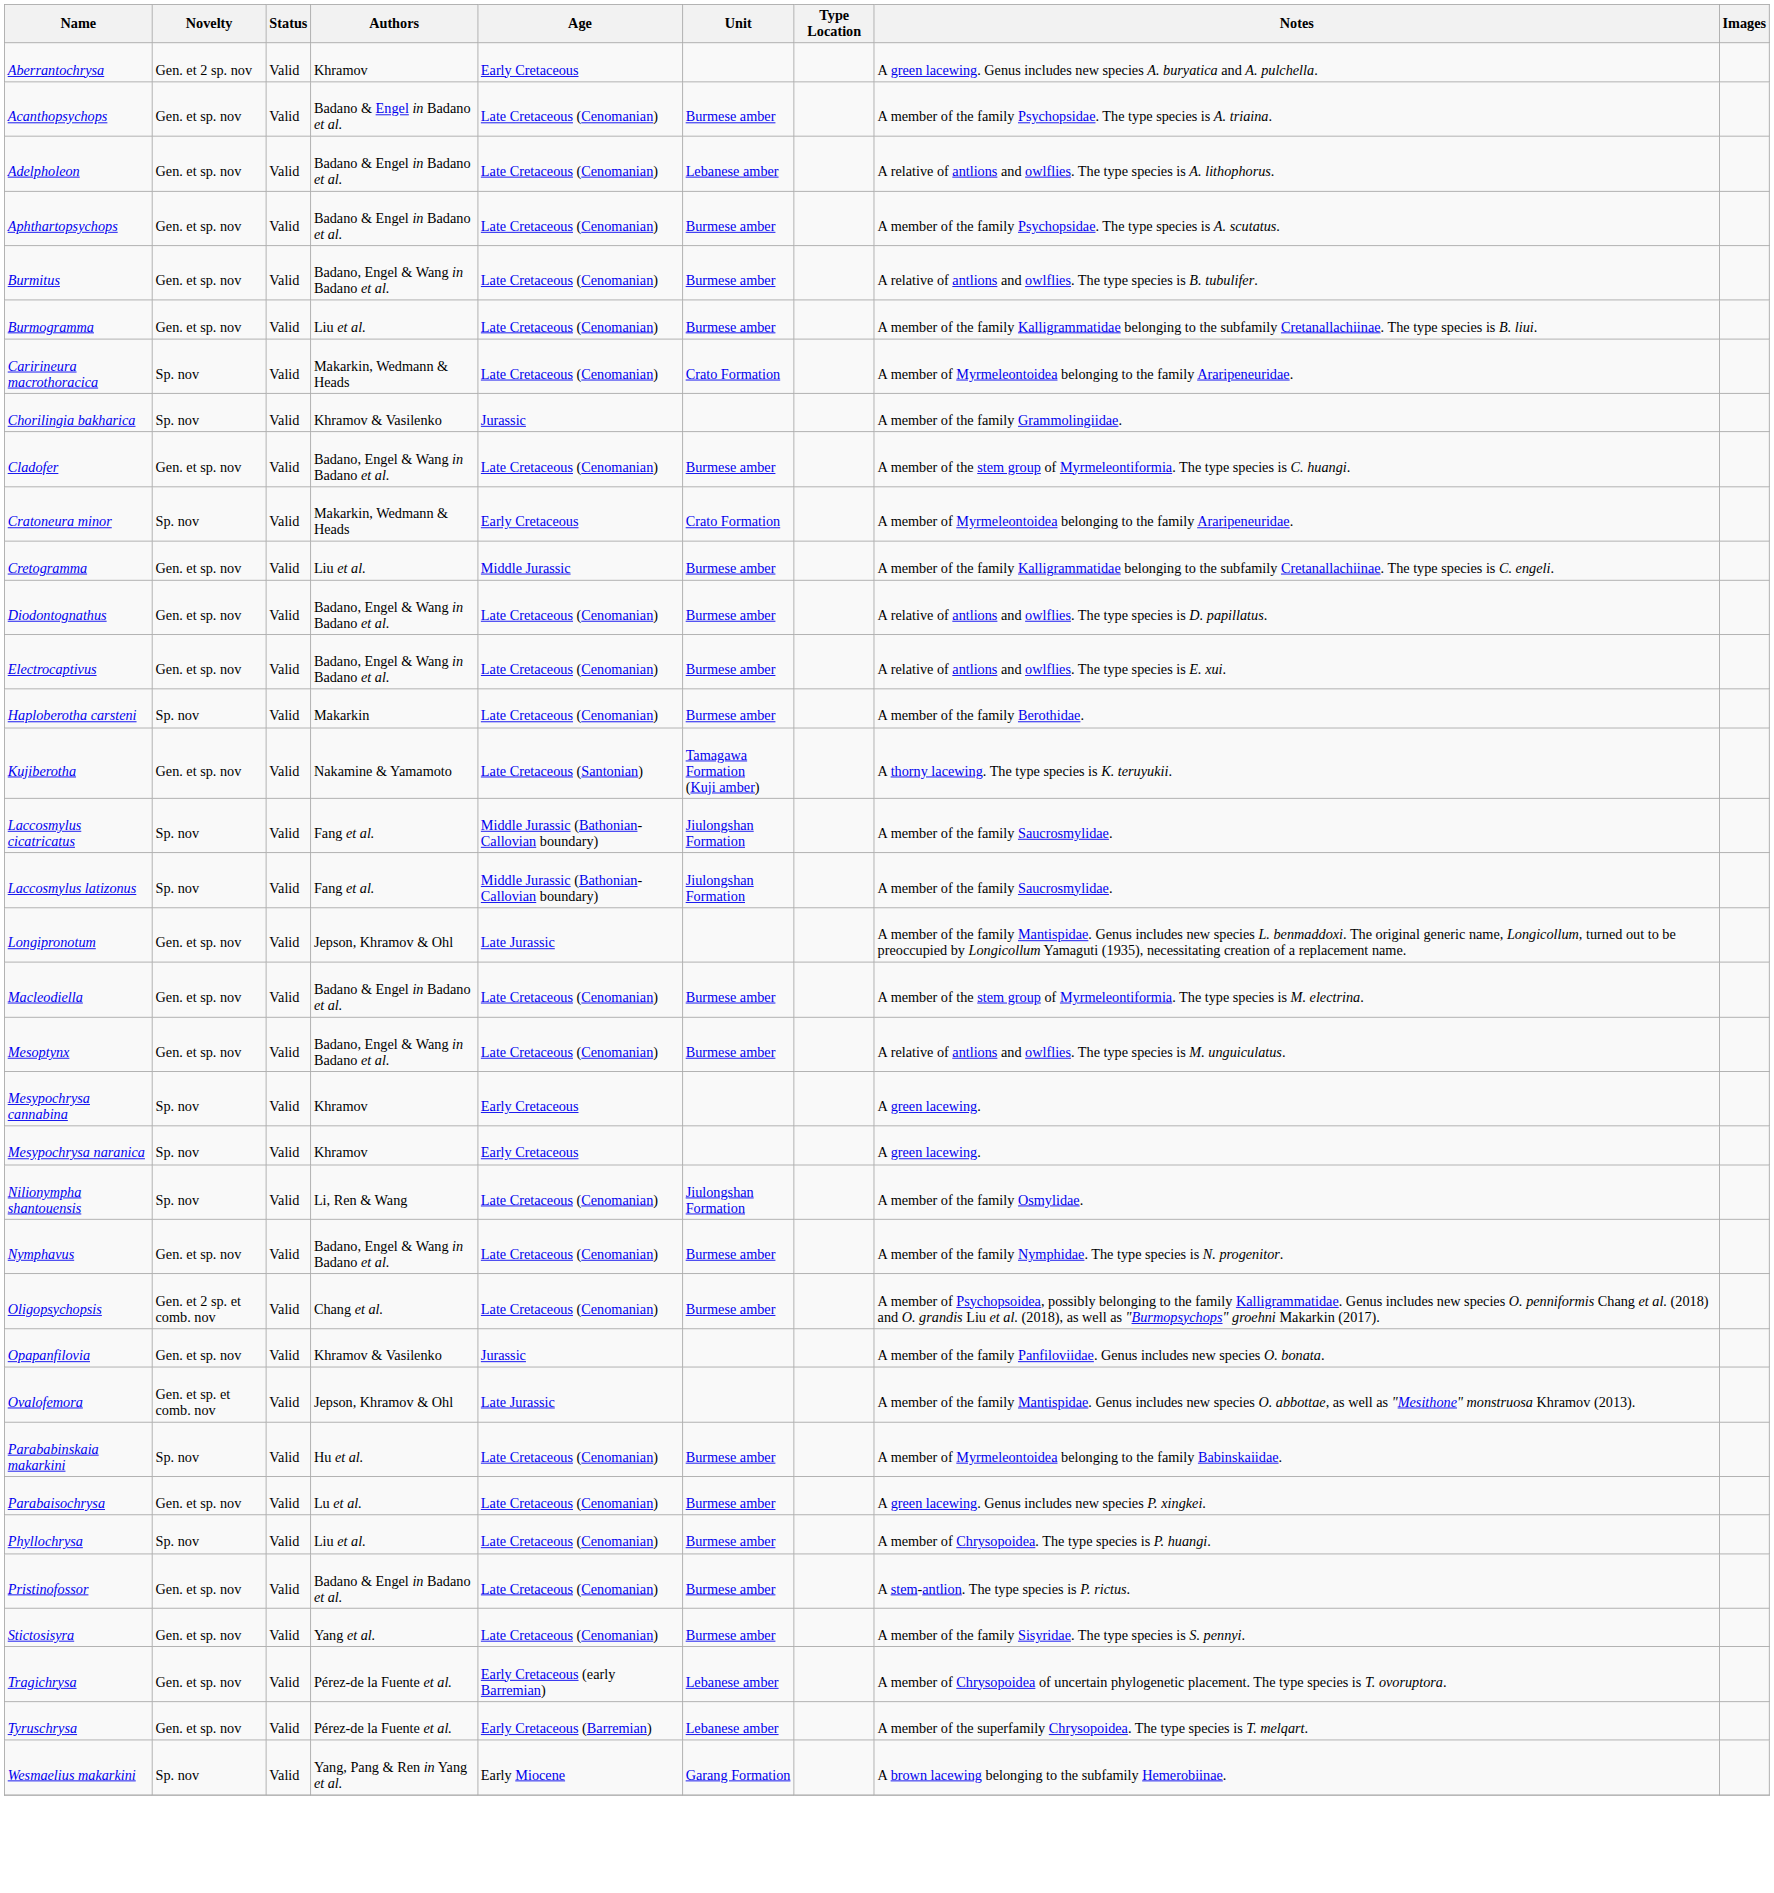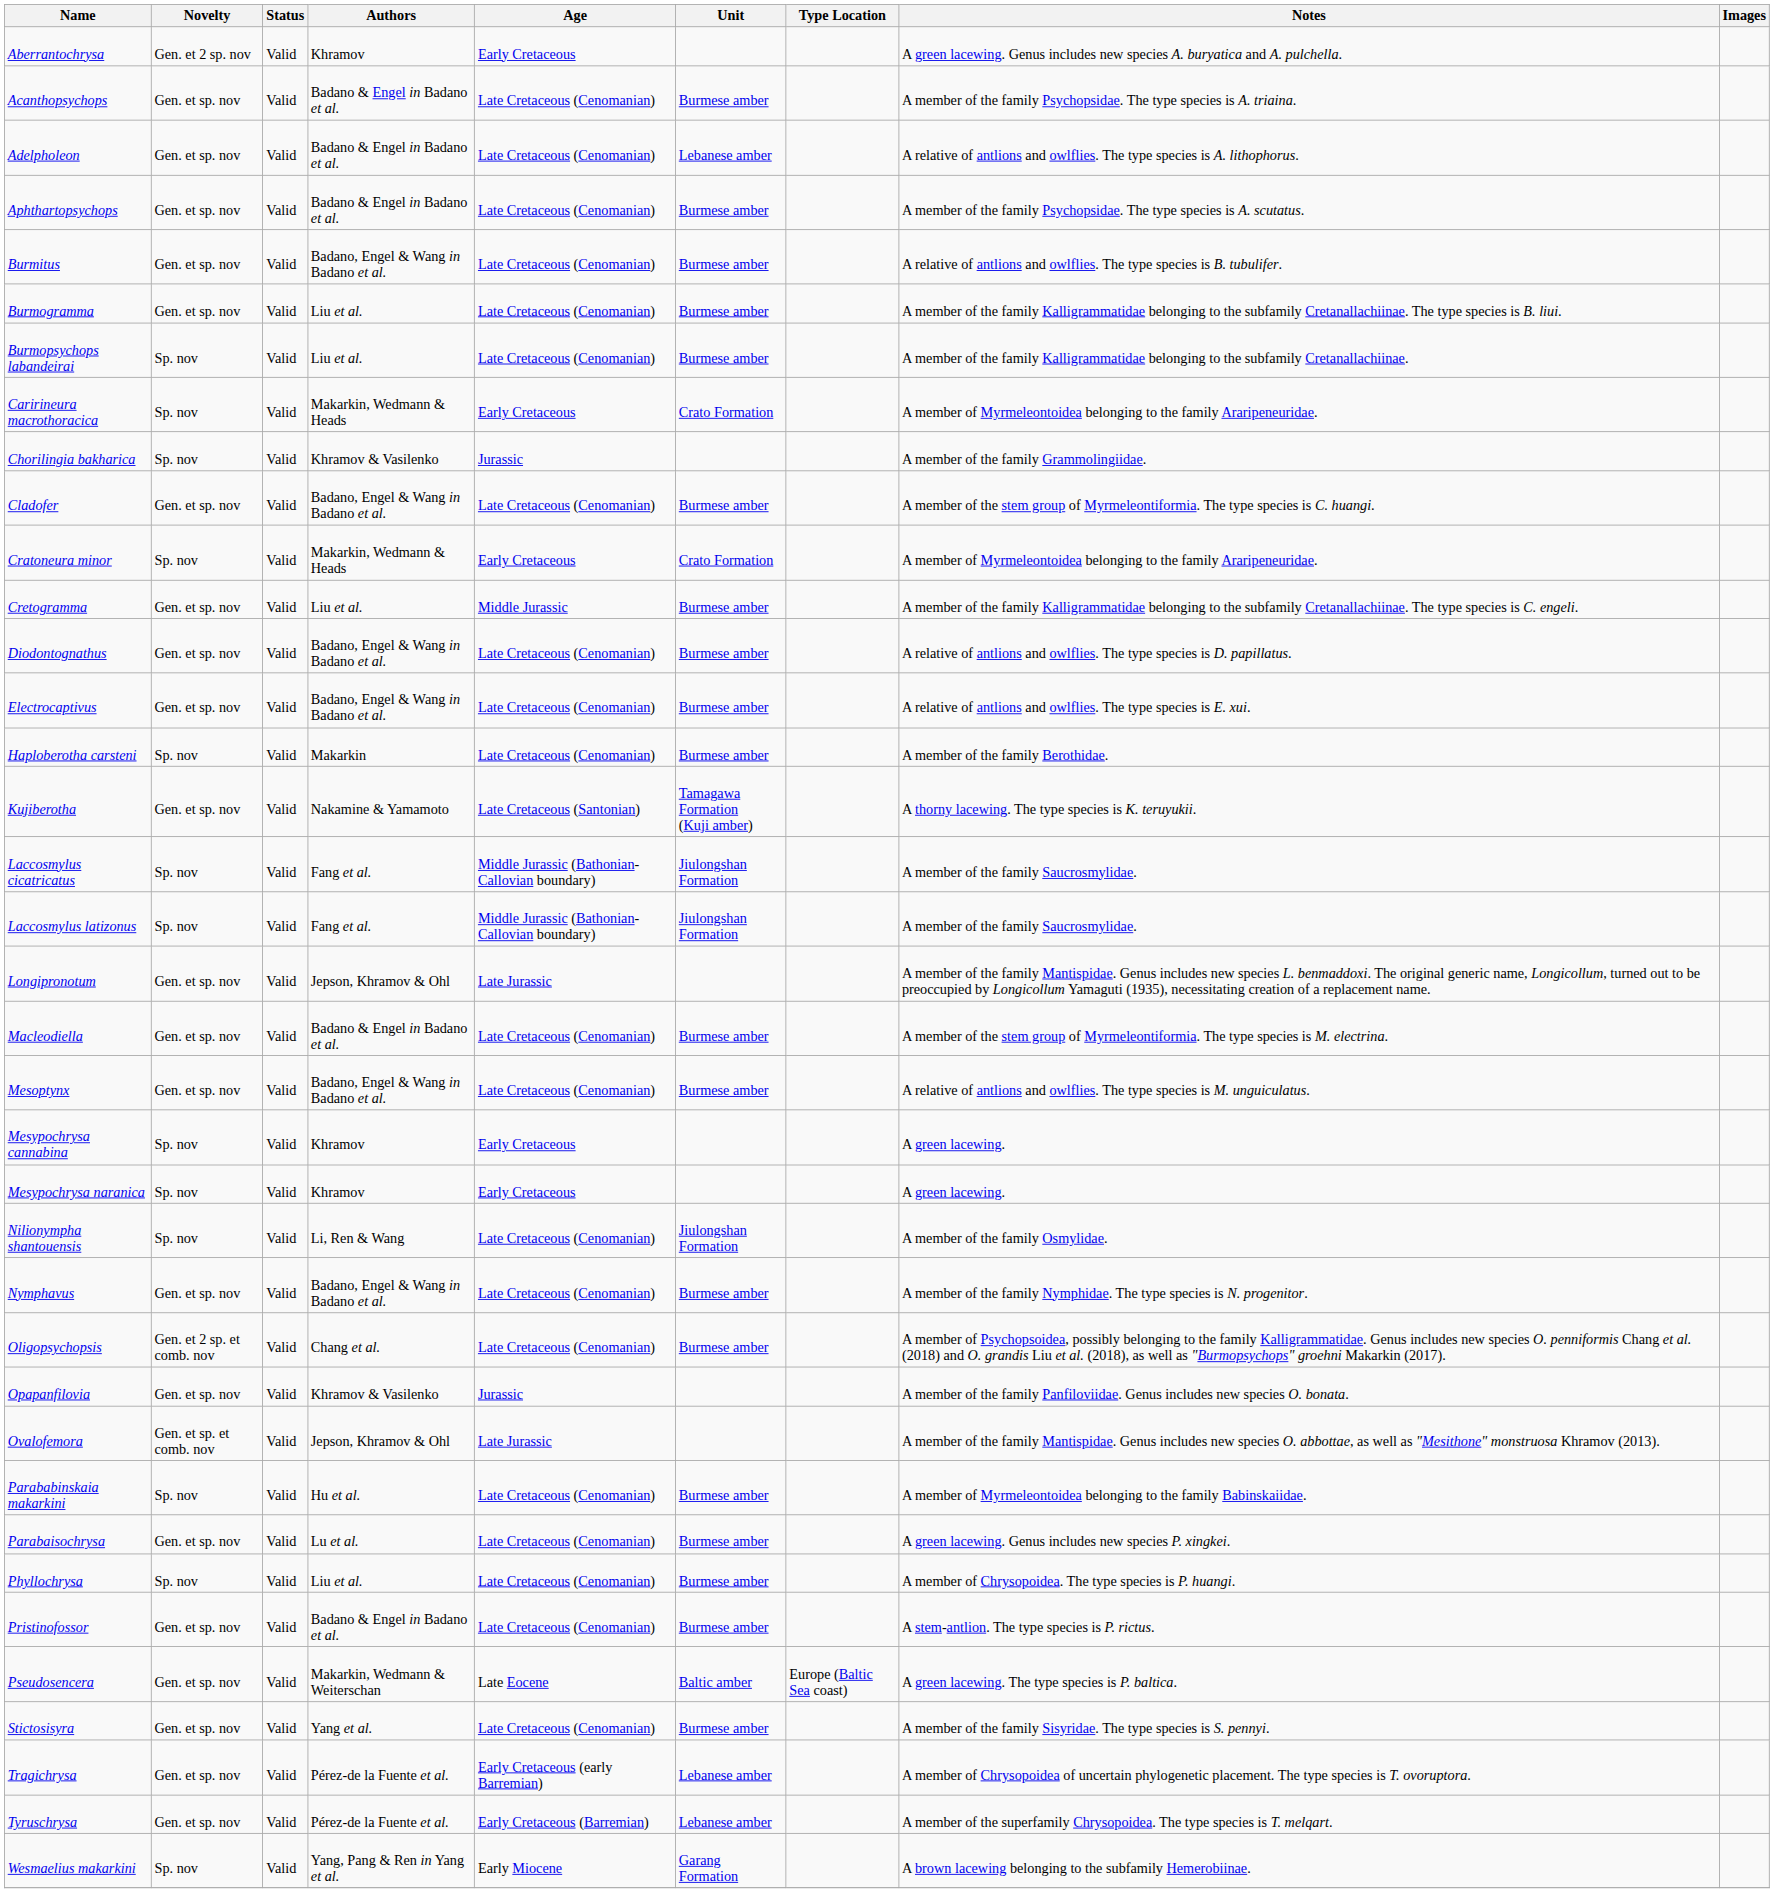+ row: (53, 358)
(569, 374) Late Cretaceous (Cenomanian) -> (527, 412) Early Cretaceous
+ row: (51, 1682)
